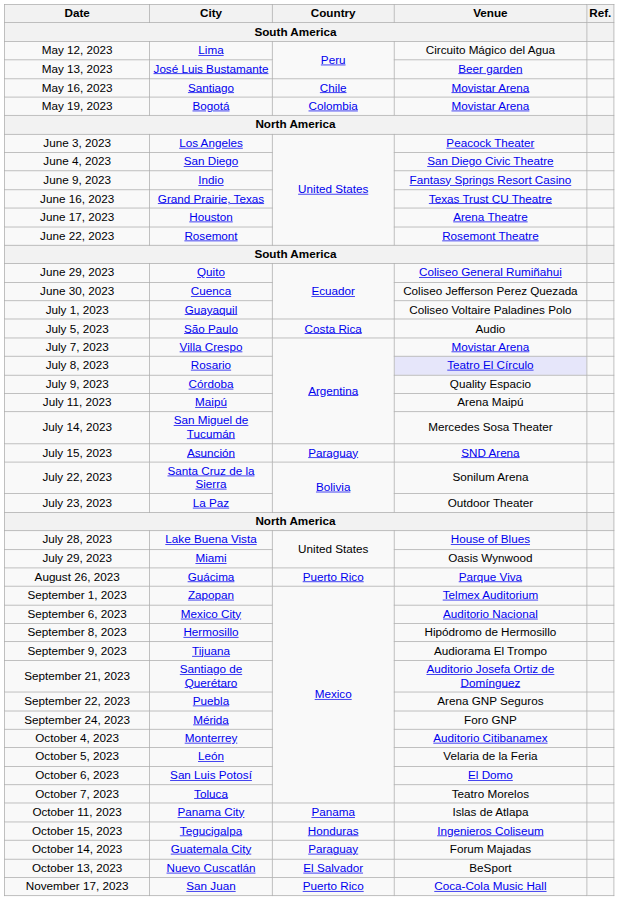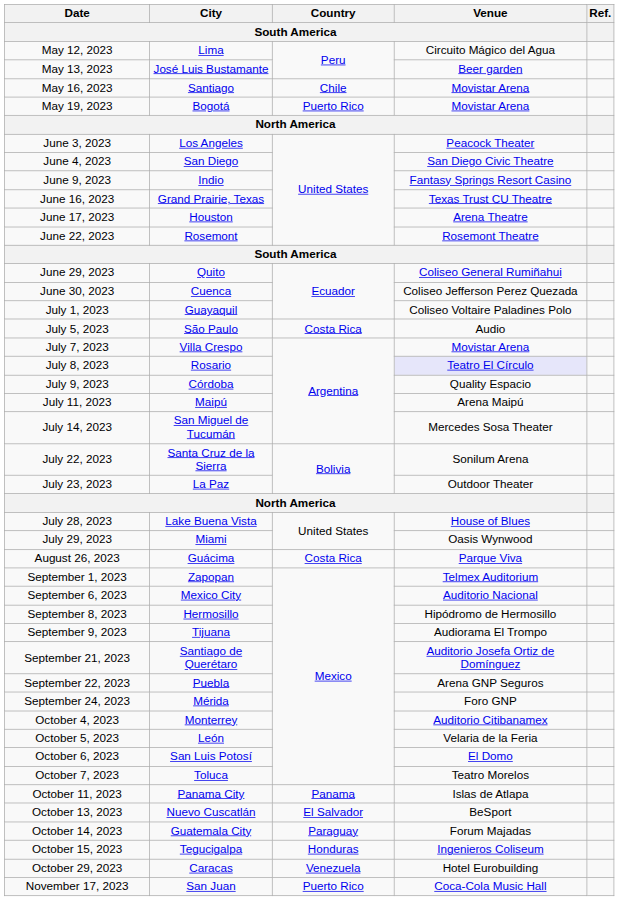(333, 106) Colombia -> (333, 106) Puerto Rico
- row: (77, 452)
(333, 577) Puerto Rico -> (333, 558) Costa Rica
rows swapped: (77, 868) <-> (77, 831)
+ row: (77, 868)
